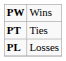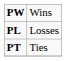rows swapped: (14, 47) <-> (14, 30)
